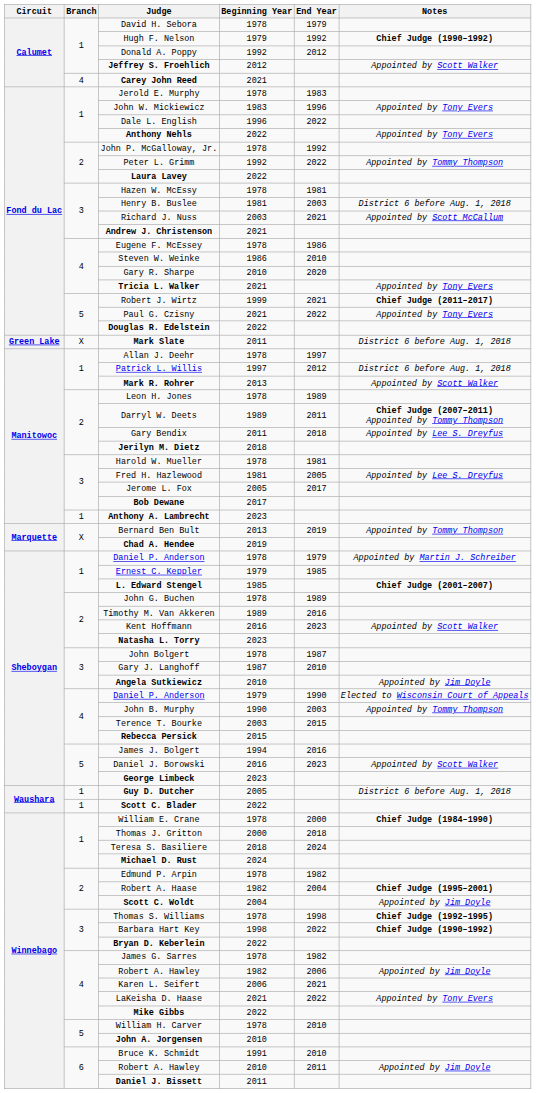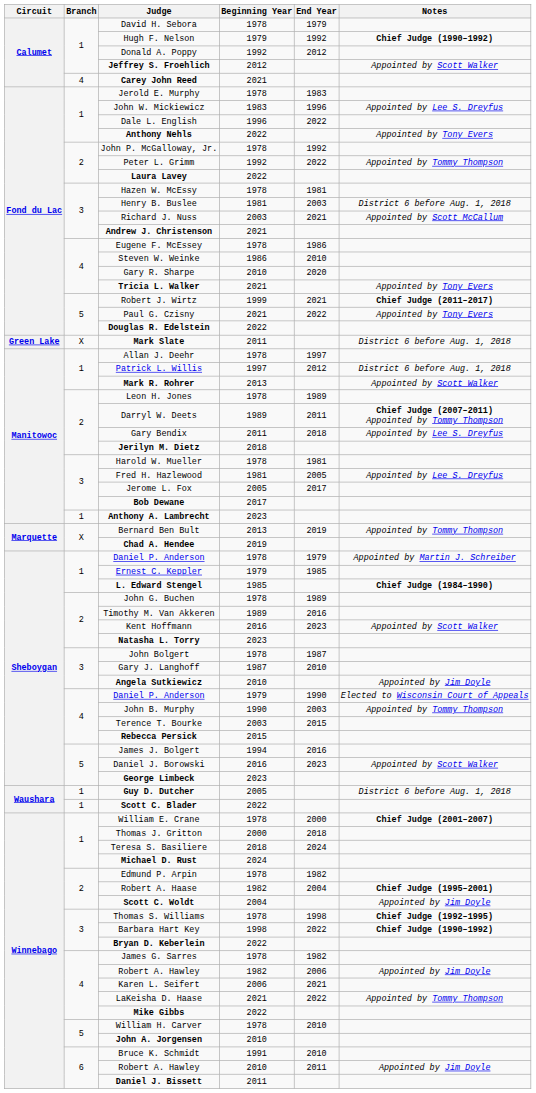(435, 108) Appointed by Tony Evers -> (435, 108) Appointed by Lee S. Dreyfus
(435, 586) Chief Judge (2001–2007) -> (435, 586) Chief Judge (1984–1990)
(435, 820) Chief Judge (1984–1990) -> (435, 820) Chief Judge (2001–2007)
(435, 999) Appointed by Tony Evers -> (435, 999) Appointed by Tommy Thompson
